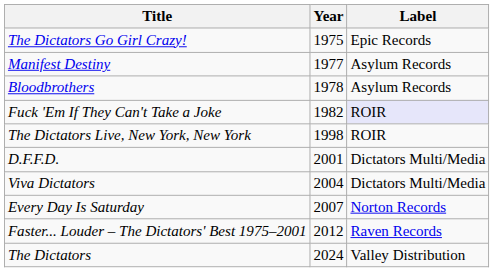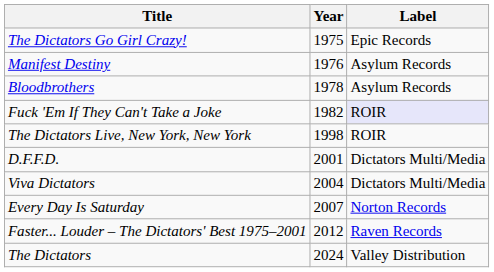(328, 64) 1977 -> (328, 64) 1976
